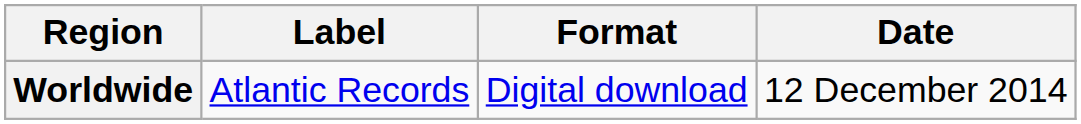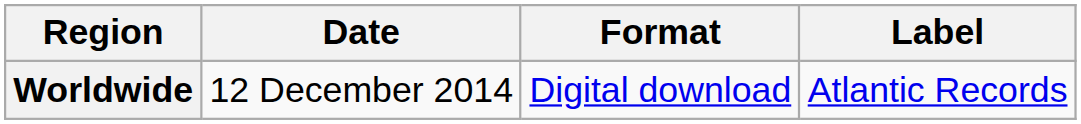columns swapped: (916, 32) <-> (339, 32)
